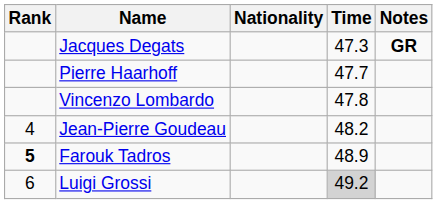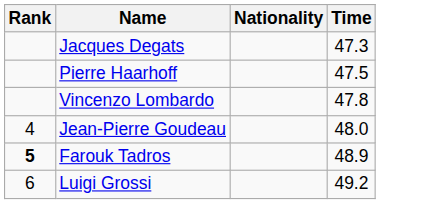- column: (404, 18)
(351, 73) 47.7 -> (351, 73) 47.5
(351, 128) 48.2 -> (351, 128) 48.0
(351, 184) lightgrey background -> (351, 184) no background
